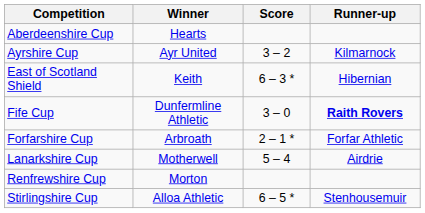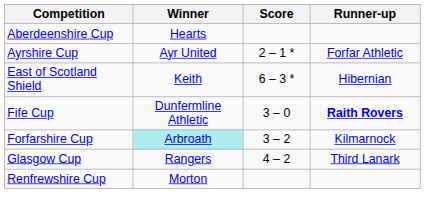(277, 53) 3 – 2 -> (277, 53) 2 – 1 *
(365, 53) Kilmarnock -> (365, 53) Forfar Athletic
(188, 139) no background -> (188, 139) paleturquoise background
(277, 139) 2 – 1 * -> (277, 139) 3 – 2
(365, 139) Forfar Athletic -> (365, 139) Kilmarnock
+ row: (44, 159)
- row: (52, 159)
- row: (52, 198)
